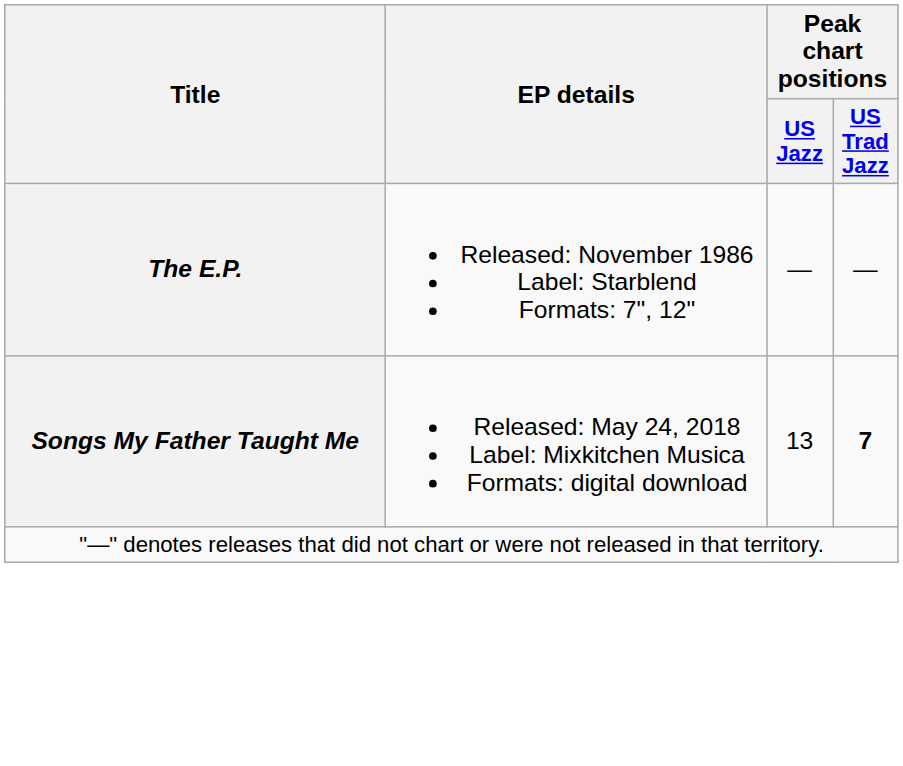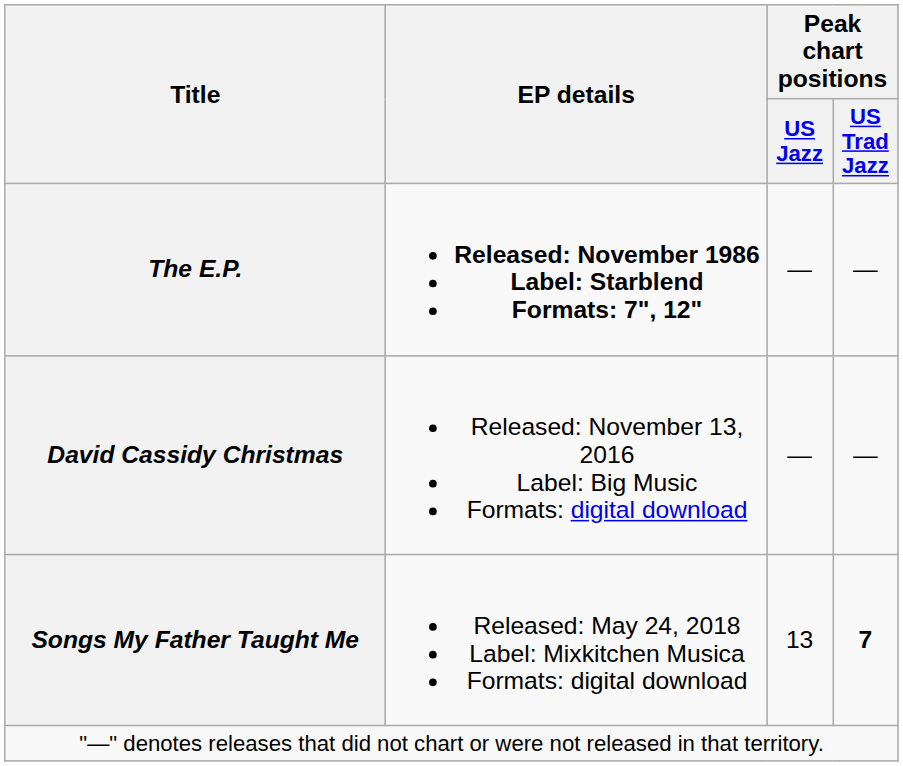(576, 283) normal -> (576, 283) bold
+ row: (195, 454)
